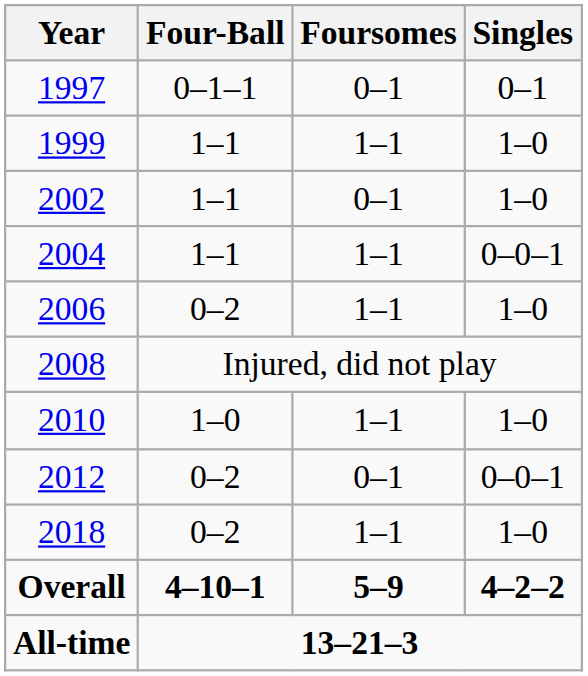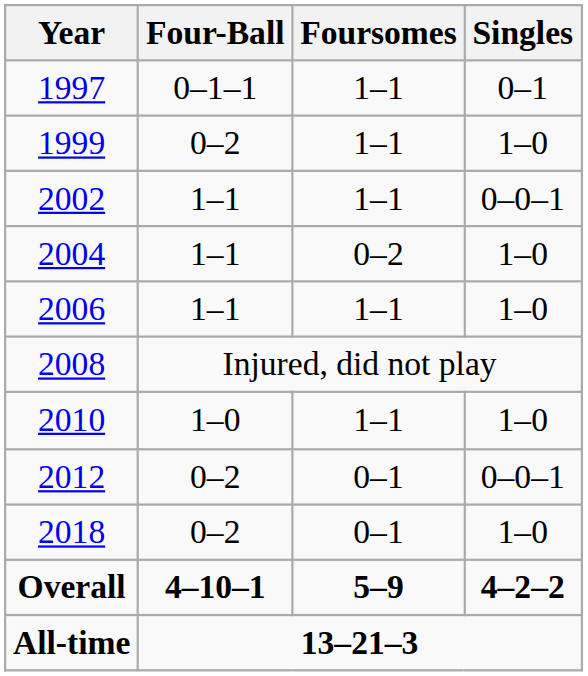(378, 87) 0–1 -> (378, 87) 1–1
(215, 143) 1–1 -> (215, 143) 0–2
(378, 198) 0–1 -> (378, 198) 1–1
(523, 198) 1–0 -> (523, 198) 0–0–1
(378, 253) 1–1 -> (378, 253) 0–2
(523, 253) 0–0–1 -> (523, 253) 1–0
(215, 309) 0–2 -> (215, 309) 1–1
(378, 530) 1–1 -> (378, 530) 0–1
